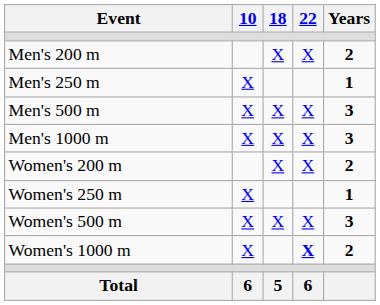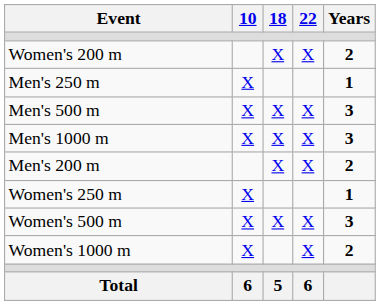rows swapped: (54, 54) <-> (65, 166)
(308, 249) bold -> (308, 249) normal
